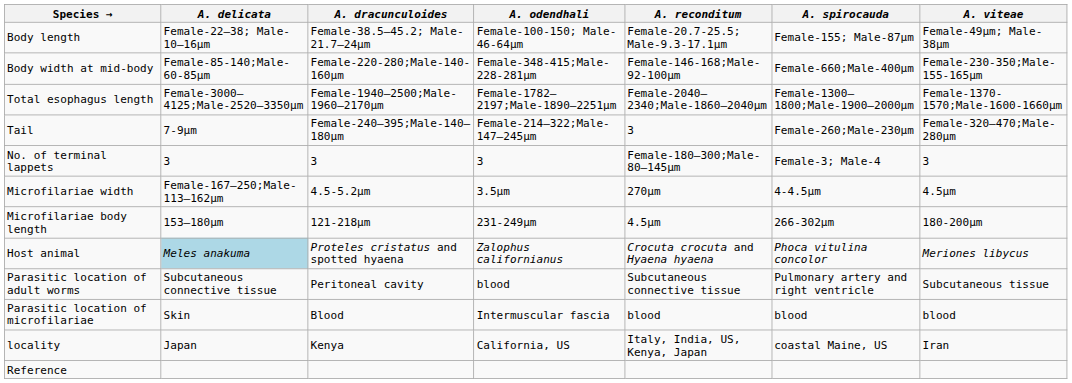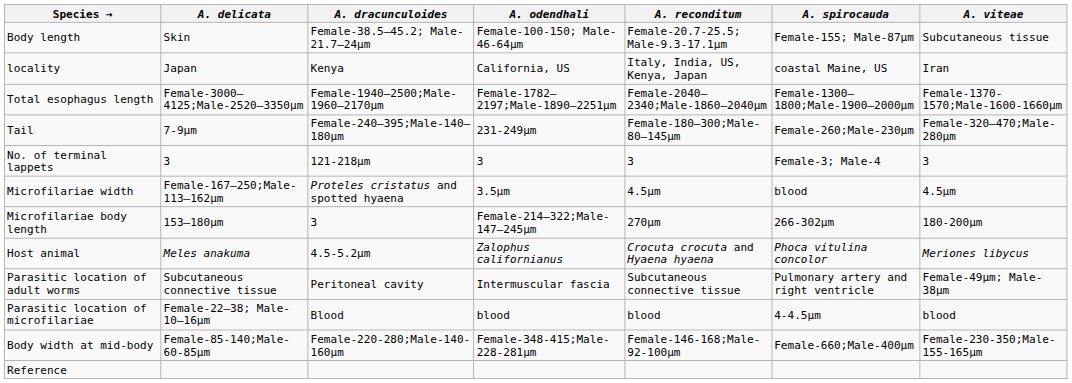(227, 38) Female-22–38; Male-10–16μm -> (177, 38) Skin
(982, 38) Female-49μm; Male-38μm -> (986, 38) Subcutaneous tissue
rows swapped: (80, 69) <-> (34, 345)
(543, 130) Female-214–322;Male-147–245μm -> (507, 130) 231-249μm
(631, 130) 3 -> (694, 130) Female-180–300;Male-80–145μm
(314, 161) 3 -> (340, 161) 121-218μm
(694, 161) Female-180–300;Male-80–145μm -> (631, 161) 3
(340, 192) 4.5-5.2μm -> (384, 192) Proteles cristatus and spotted hyaena
(644, 192) 270μm -> (644, 192) 4.5μm
(798, 192) 4-4.5μm -> (791, 192) blood
(340, 222) 121-218μm -> (314, 222) 3
(507, 222) 231-249μm -> (543, 222) Female-214–322;Male-147–245μm
(644, 222) 4.5μm -> (644, 222) 270μm
(207, 253) lightblue background -> (207, 253) no background
(384, 253) Proteles cristatus and spotted hyaena -> (340, 253) 4.5-5.2μm
(493, 284) blood -> (543, 284) Intermuscular fascia
(986, 284) Subcutaneous tissue -> (982, 284) Female-49μm; Male-38μm
(177, 315) Skin -> (227, 315) Female-22–38; Male-10–16μm
(543, 315) Intermuscular fascia -> (493, 315) blood
(791, 315) blood -> (798, 315) 4-4.5μm
